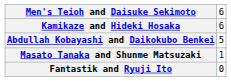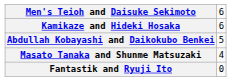(221, 55) 1 -> (221, 55) 4
